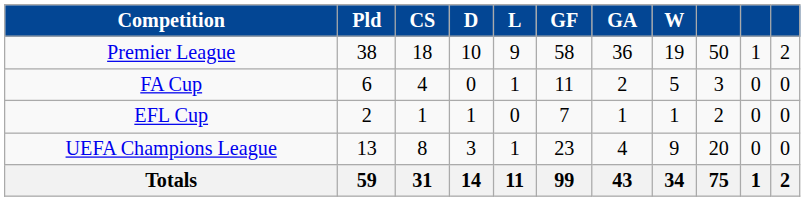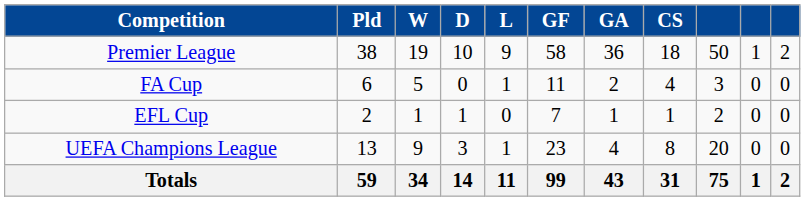columns swapped: (674, 20) <-> (422, 20)
